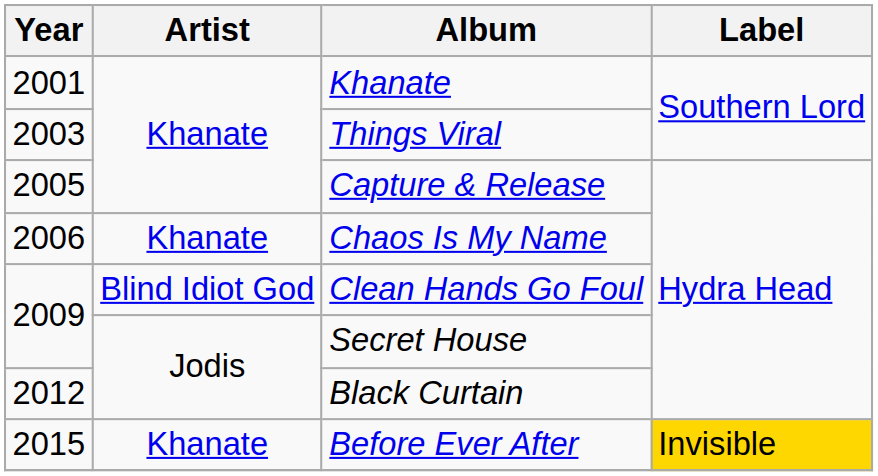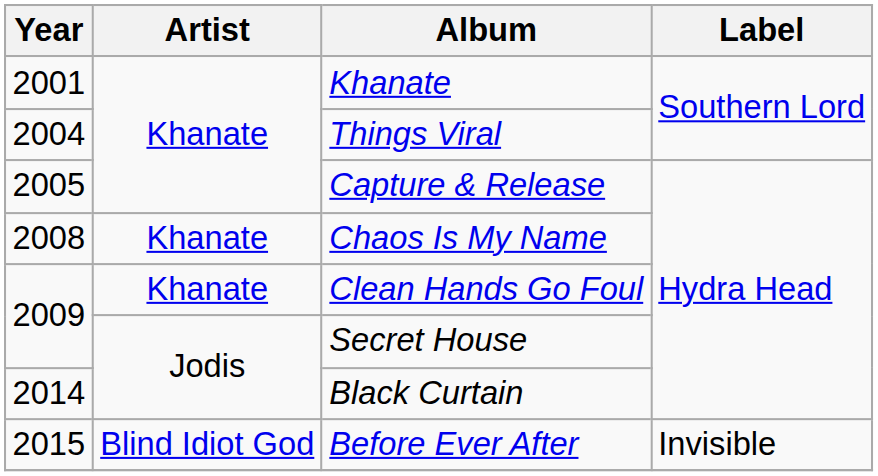(49, 133) 2003 -> (49, 133) 2004
(49, 237) 2006 -> (49, 237) 2008
(207, 289) Blind Idiot God -> (207, 289) Khanate
(49, 392) 2012 -> (49, 392) 2014
(207, 444) Khanate -> (207, 444) Blind Idiot God
(717, 444) gold background -> (717, 444) no background
